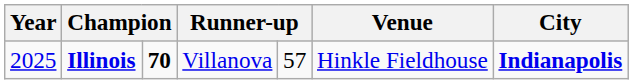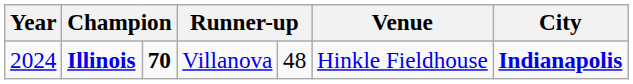(33, 59) 2025 -> (33, 59) 2024
(295, 59) 57 -> (295, 59) 48
